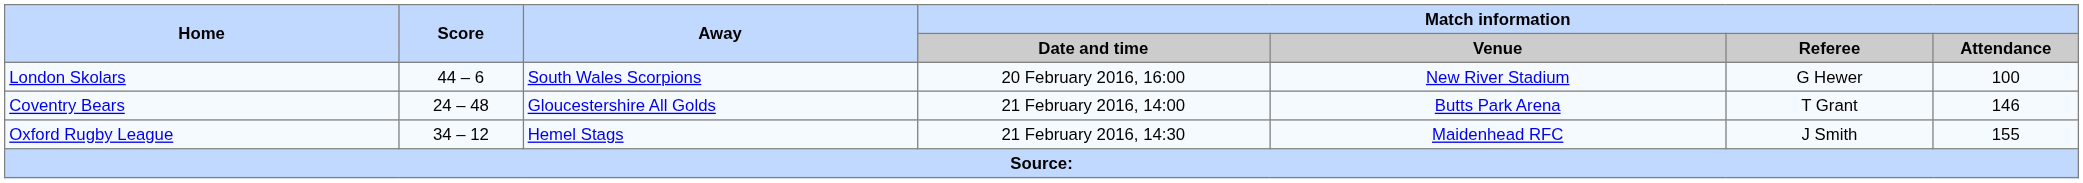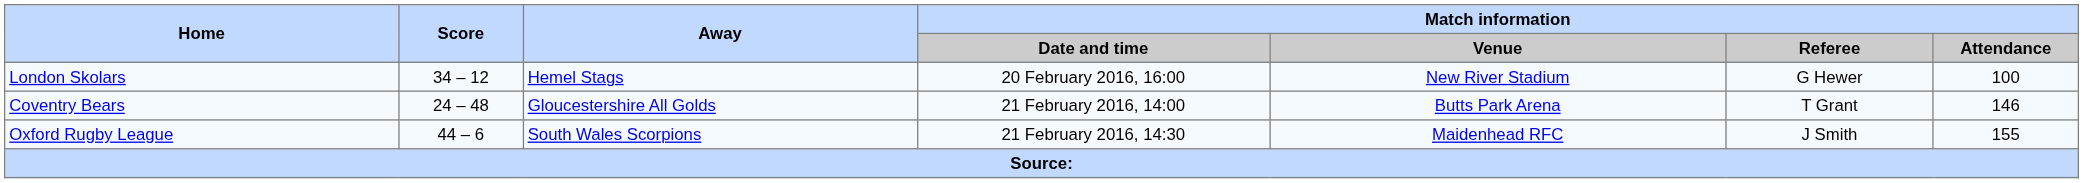(461, 77) 44 – 6 -> (461, 77) 34 – 12
(614, 77) South Wales Scorpions -> (576, 77) Hemel Stags
(461, 134) 34 – 12 -> (461, 134) 44 – 6
(576, 134) Hemel Stags -> (614, 134) South Wales Scorpions
